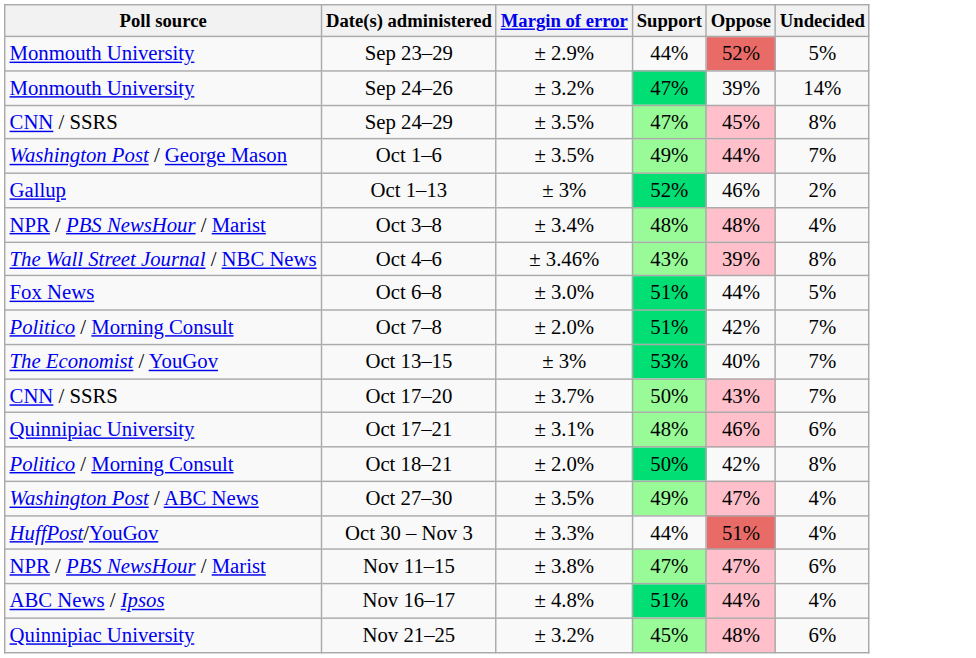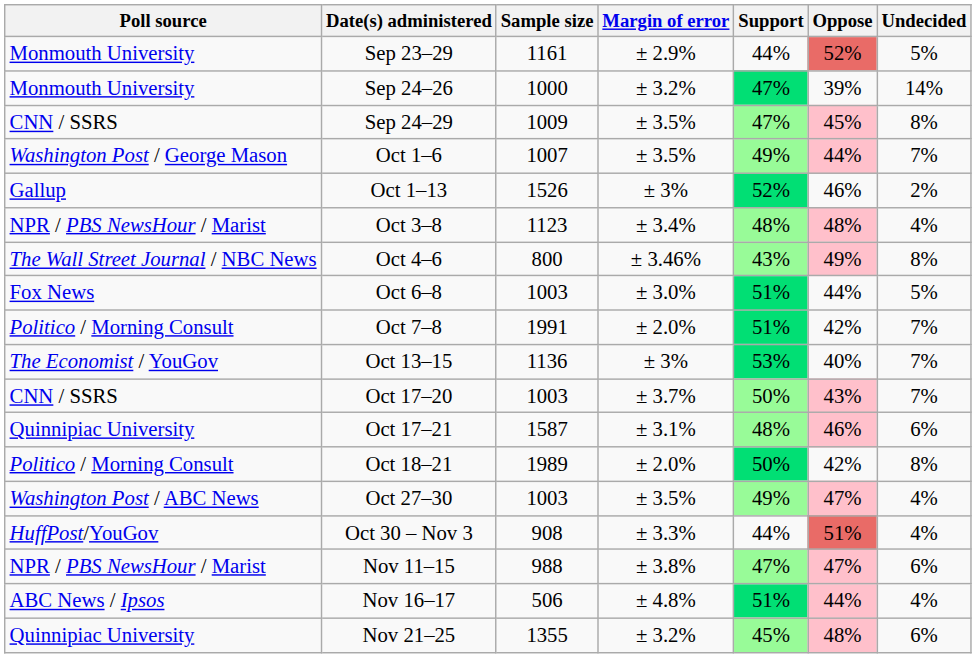+ column: (547, 20)
(741, 259) 39% -> (843, 259) 49%
